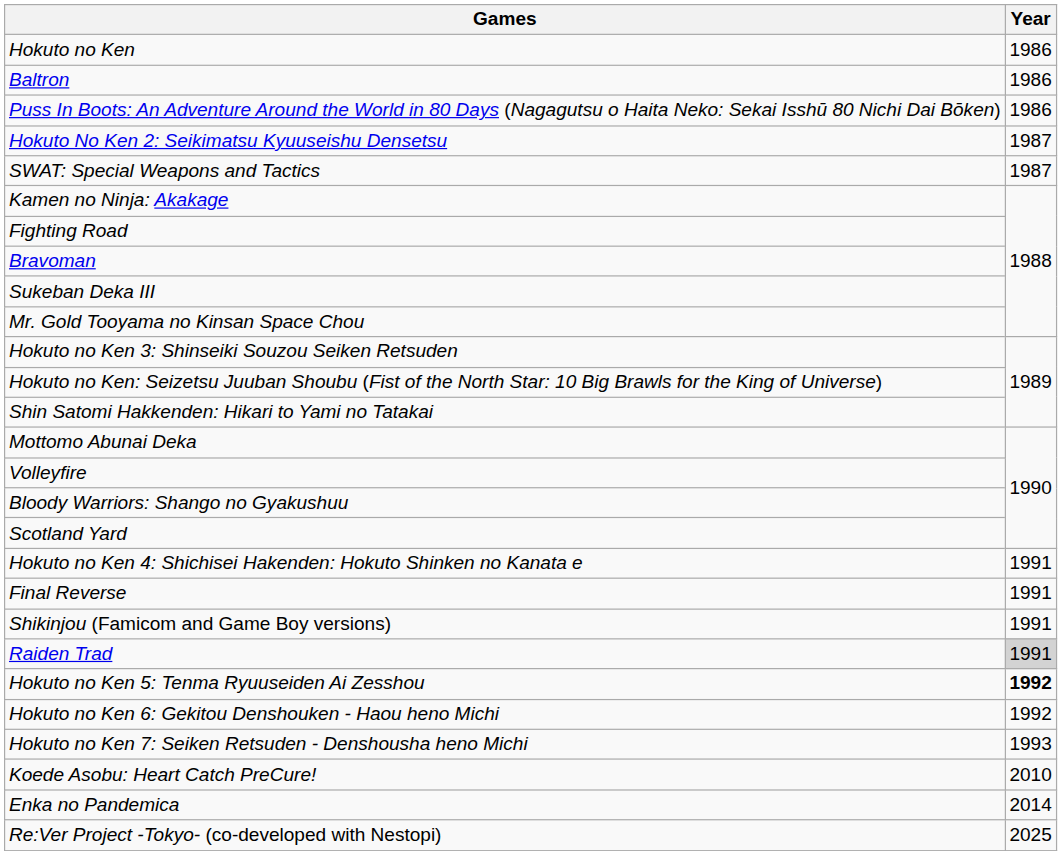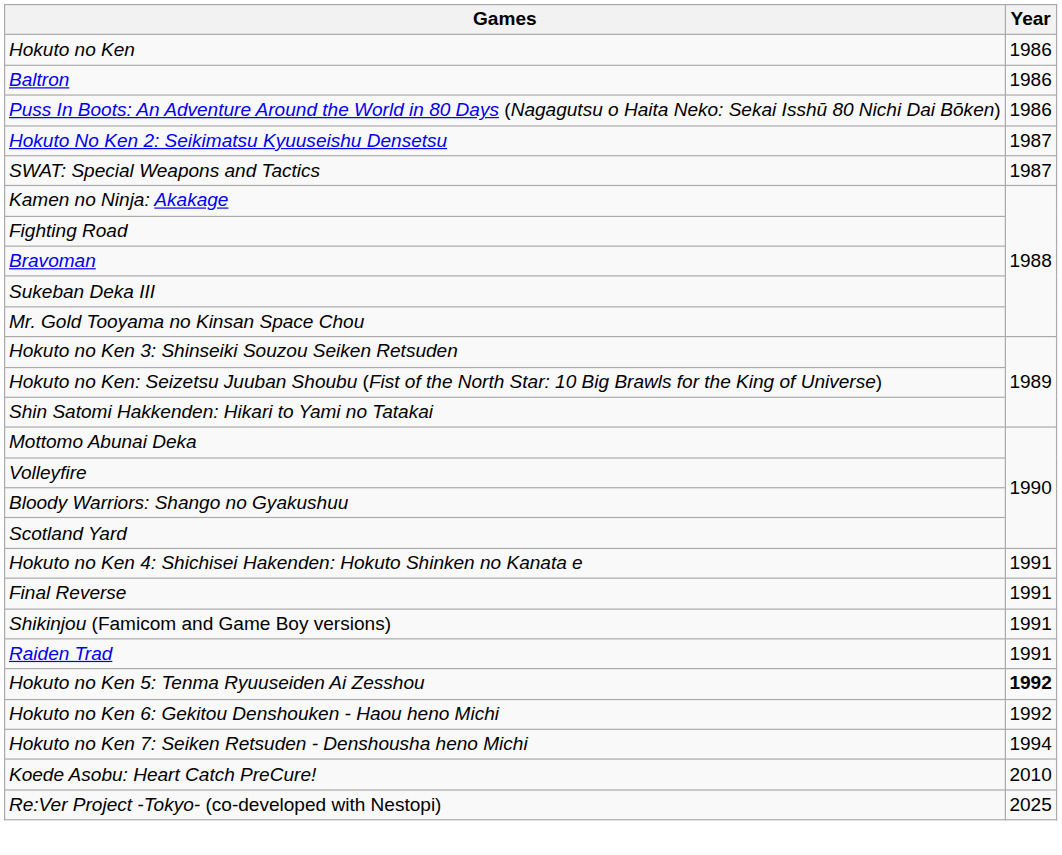(1031, 653) lightgrey background -> (1031, 653) no background
(1031, 744) 1993 -> (1031, 744) 1994
- row: (94, 804)
